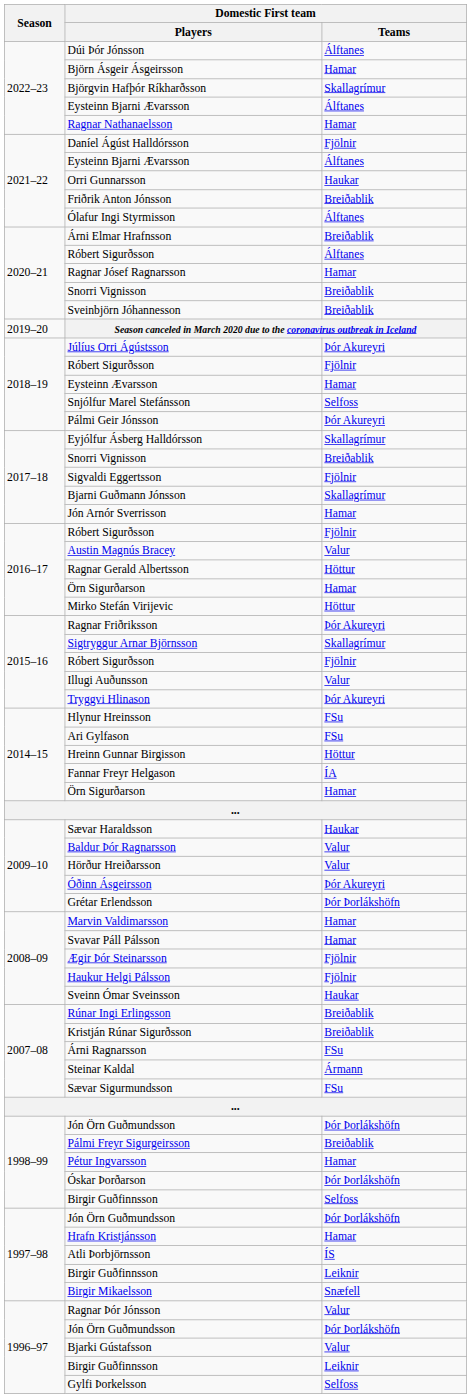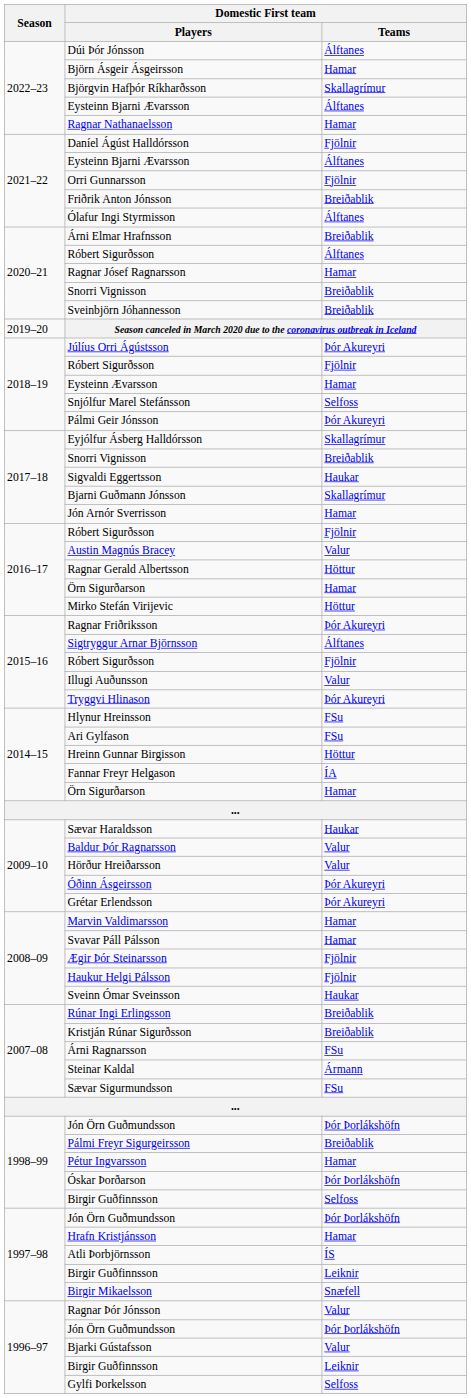(342, 180) Haukar -> (340, 180) Fjölnir
(340, 476) Fjölnir -> (342, 476) Haukar
(355, 643) Skallagrímur -> (344, 643) Álftanes
(362, 902) Þór Þorlákshöfn -> (355, 902) Þór Akureyri
